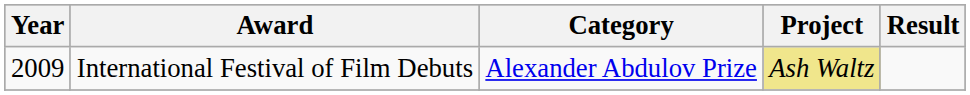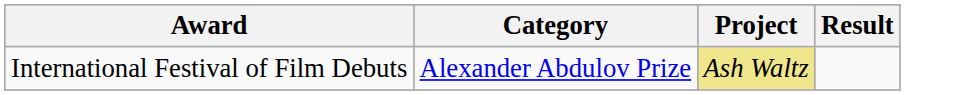- column: (38, 25)
